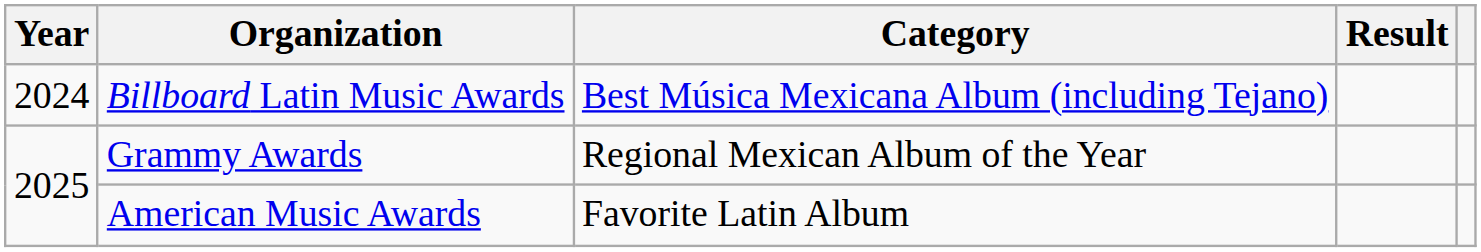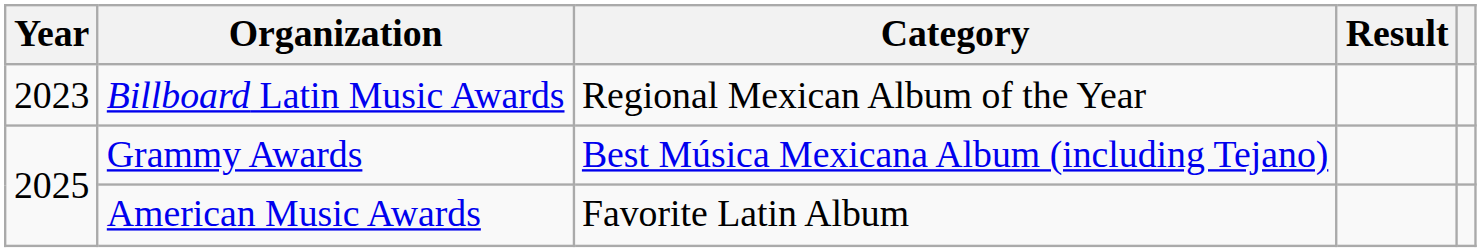(52, 94) 2024 -> (52, 94) 2023
(955, 94) Best Música Mexicana Album (including Tejano) -> (864, 94) Regional Mexican Album of the Year
(864, 154) Regional Mexican Album of the Year -> (955, 154) Best Música Mexicana Album (including Tejano)
